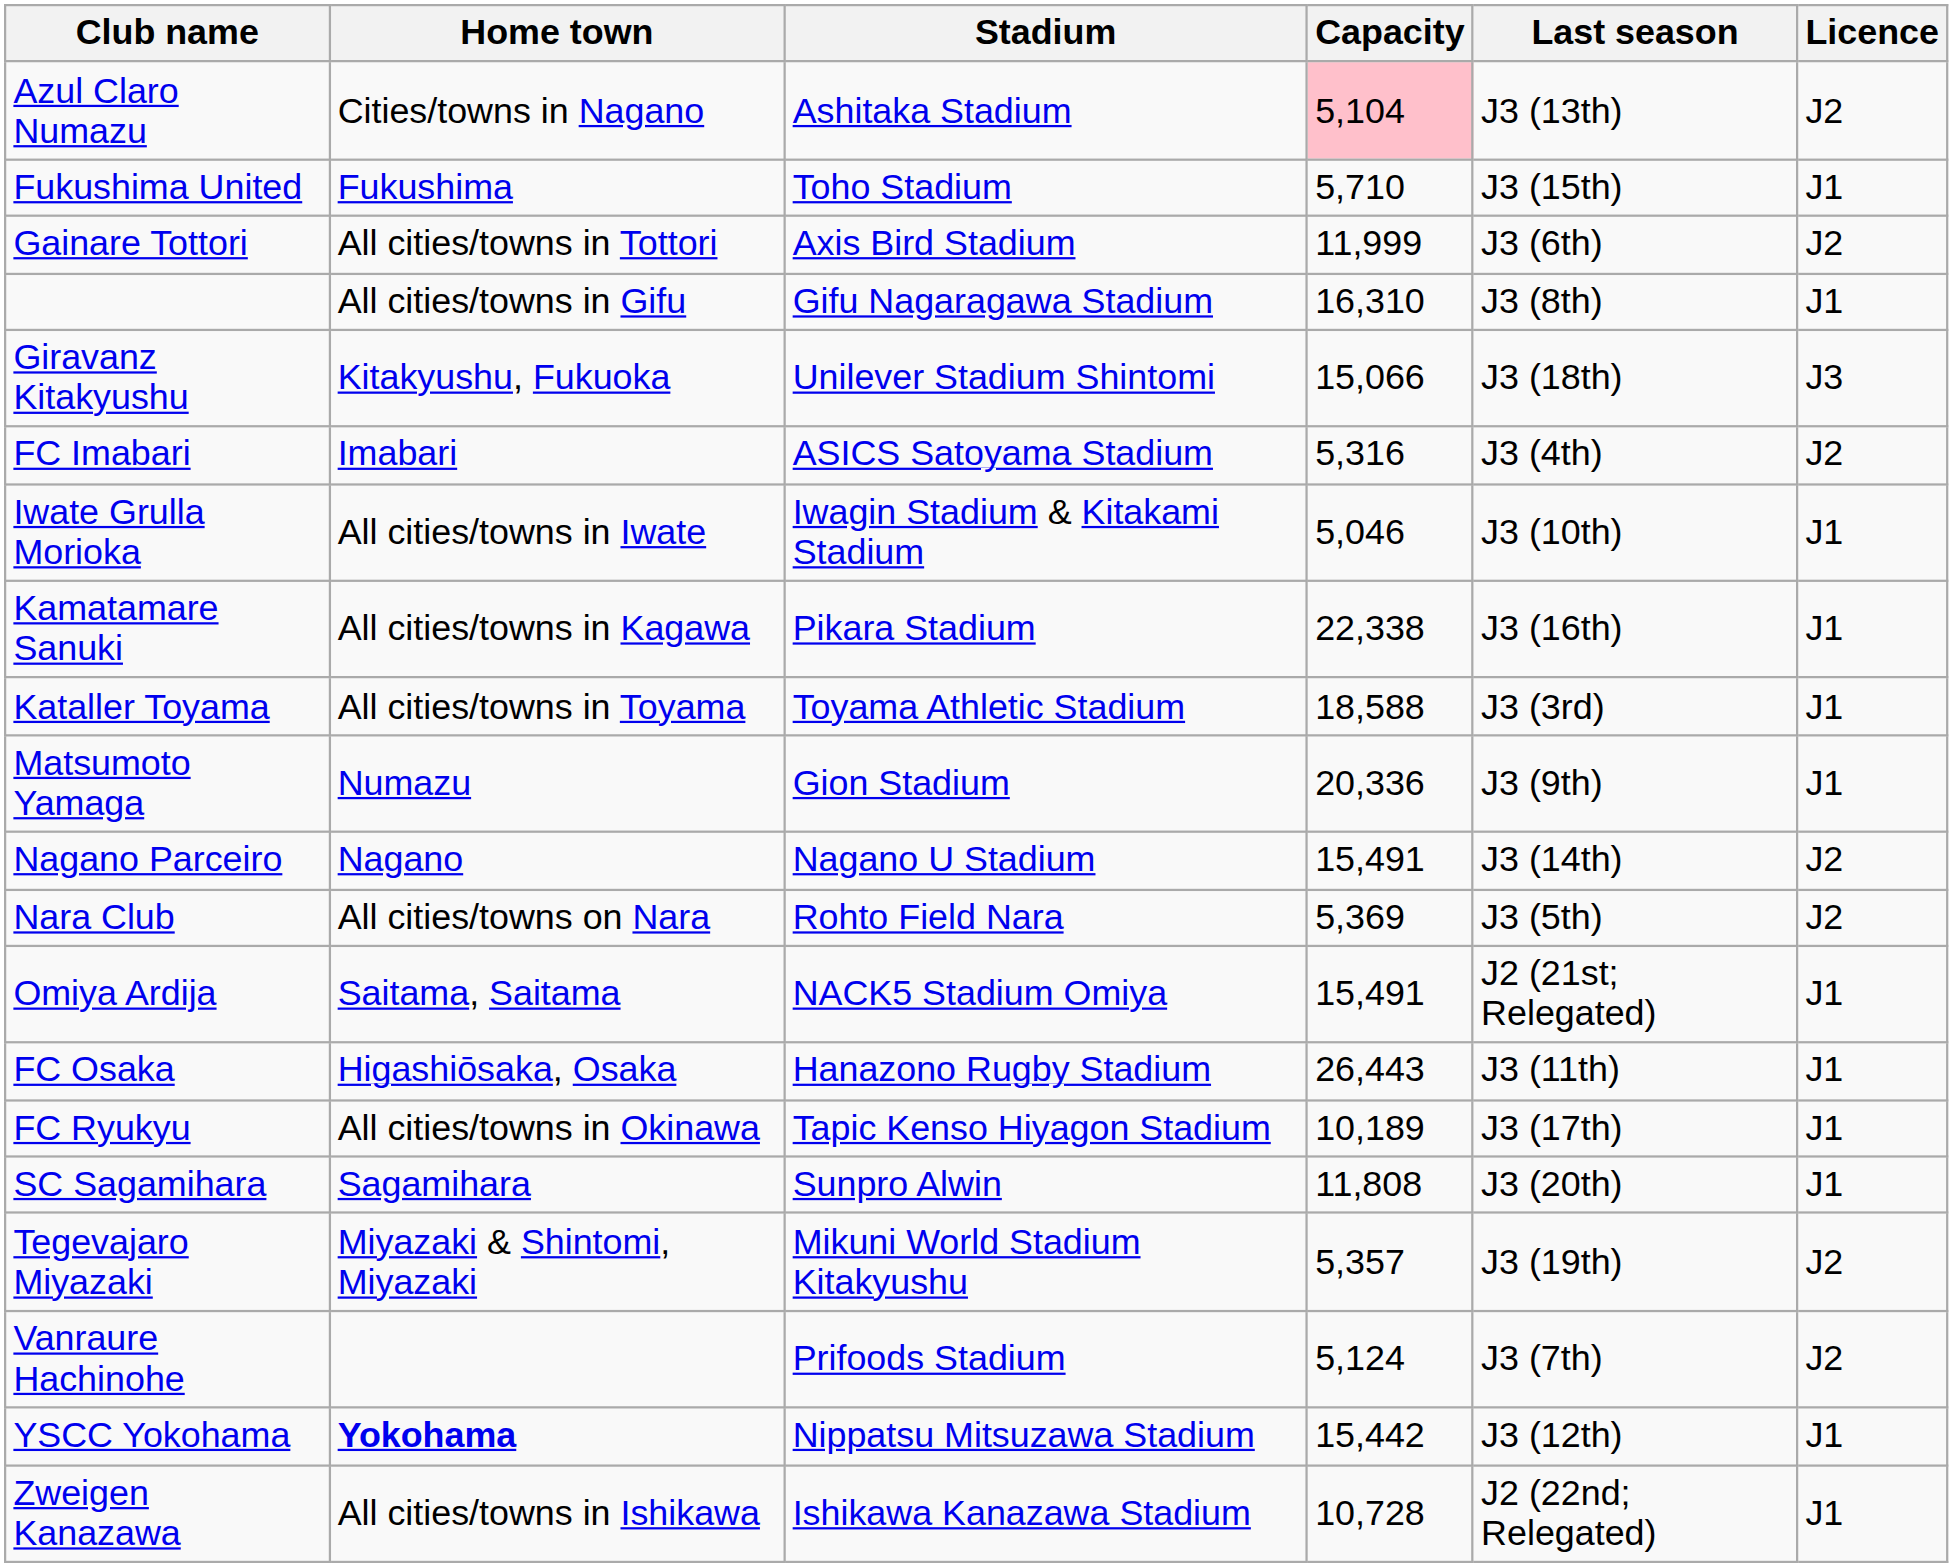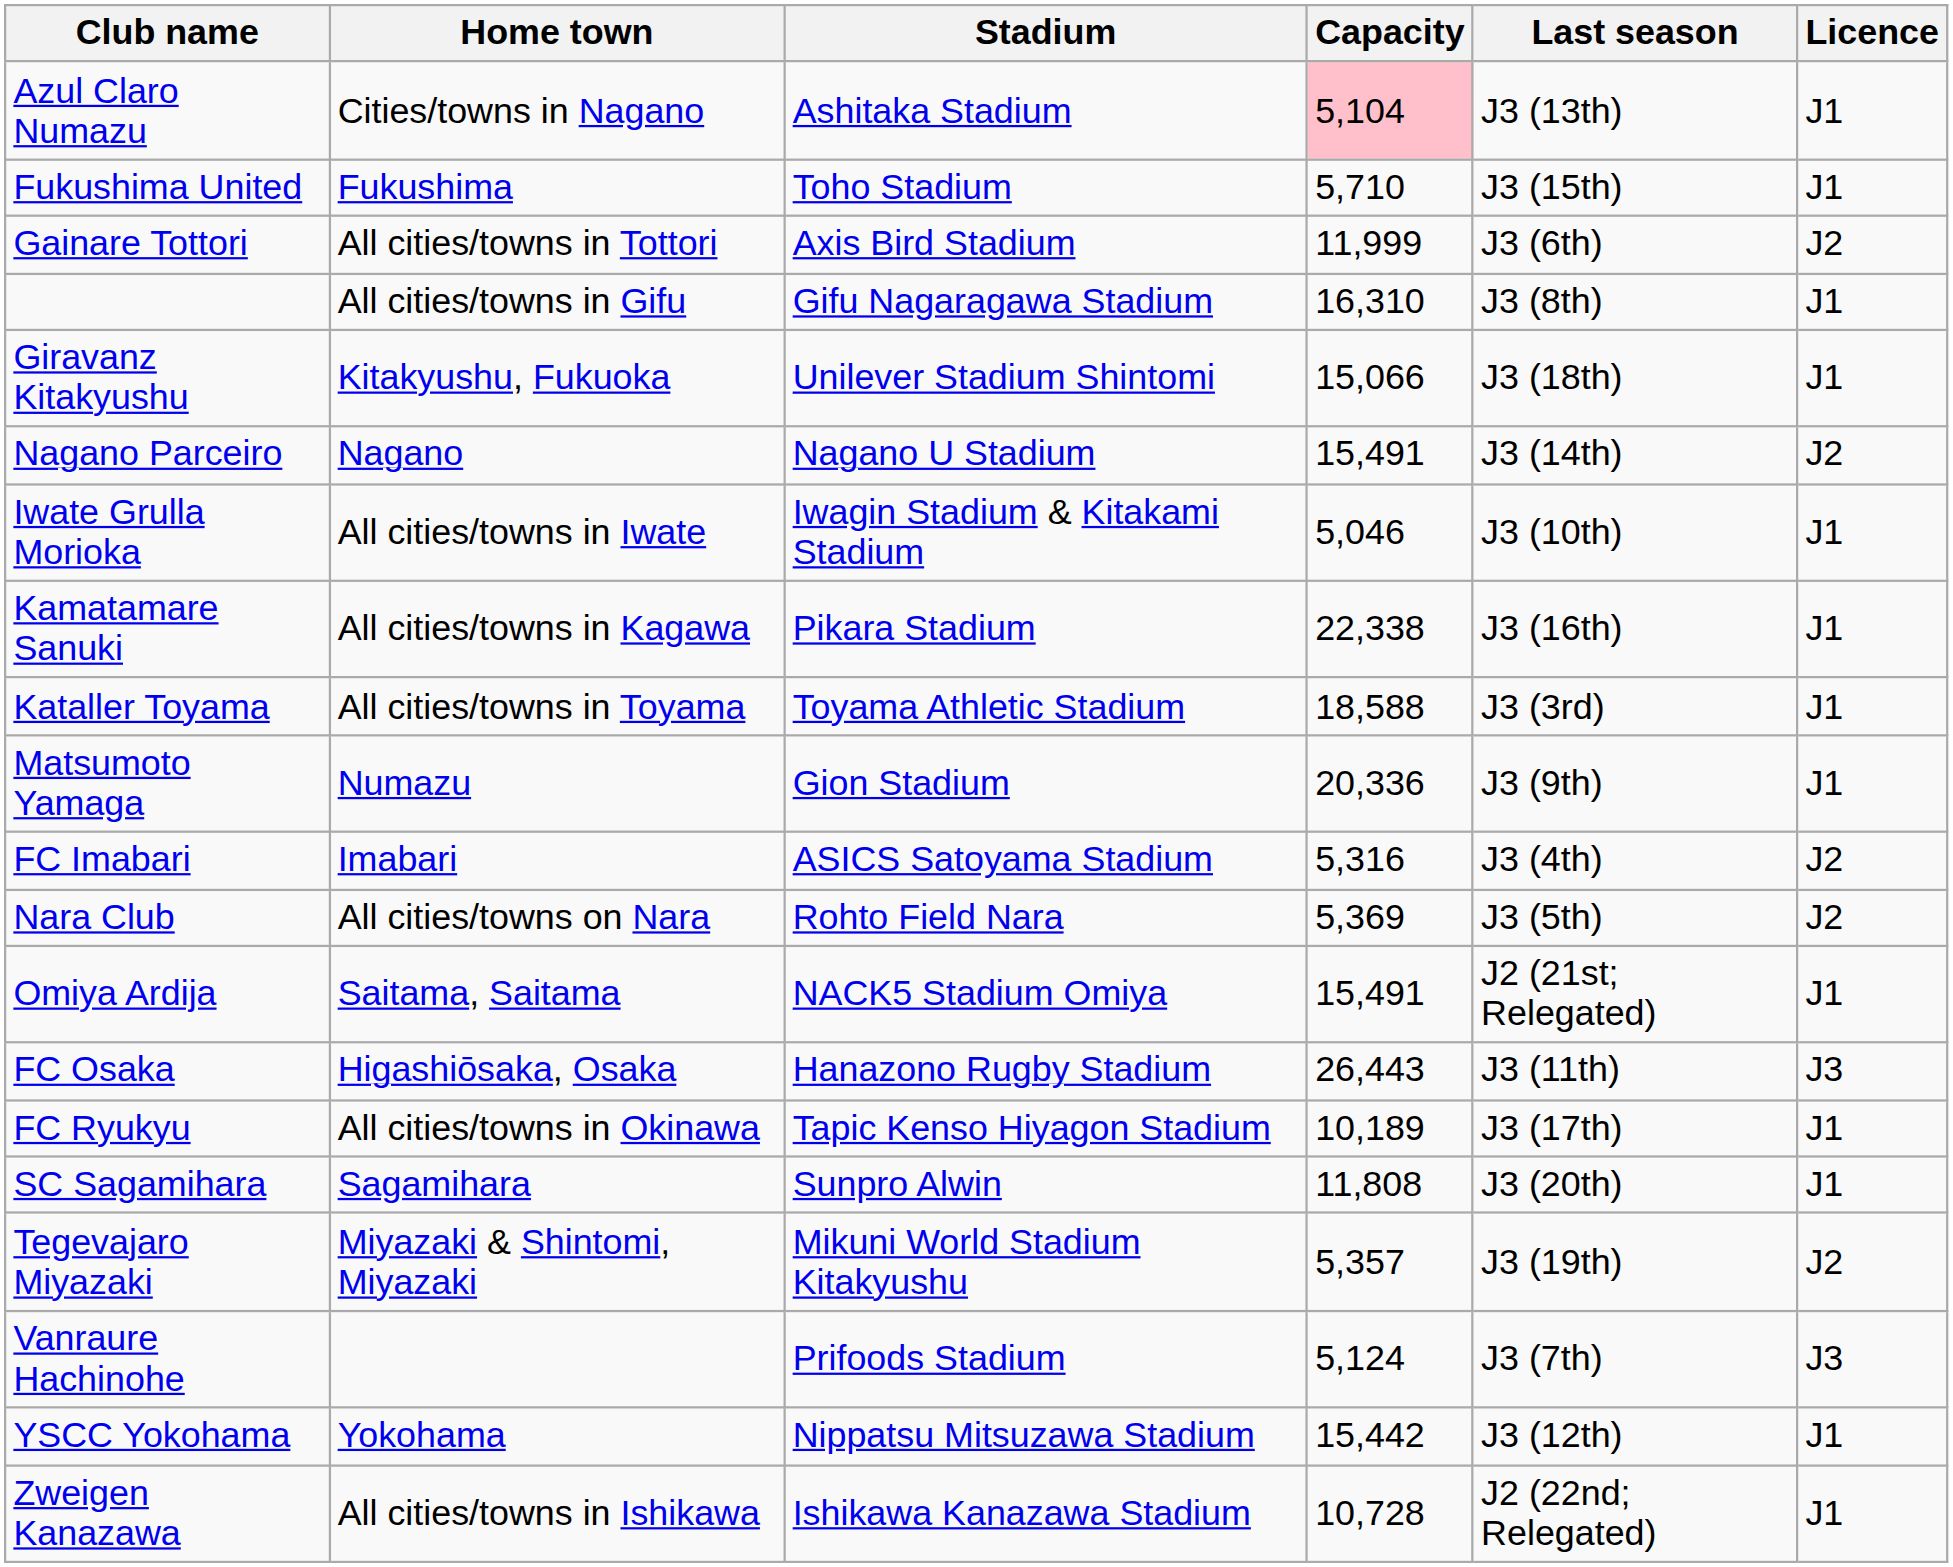(1824, 109) J2 -> (1824, 109) J1
(1824, 377) J3 -> (1824, 377) J1
rows swapped: (102, 454) <-> (148, 859)
(1824, 1070) J1 -> (1824, 1070) J3
(1824, 1358) J2 -> (1824, 1358) J3
(427, 1435) bold -> (422, 1435) normal
